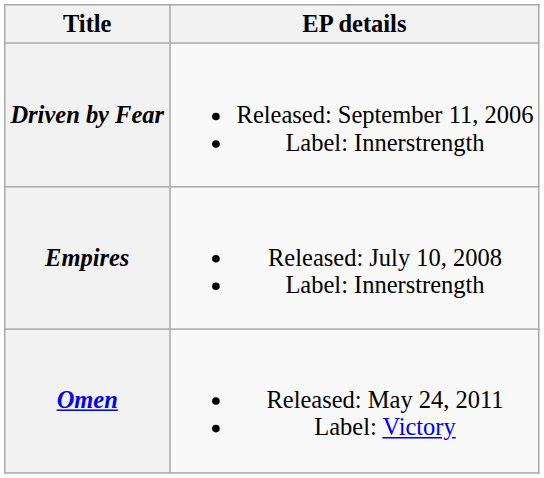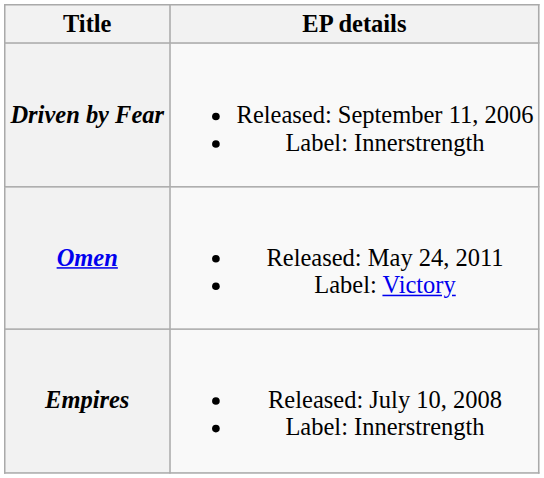rows swapped: (87, 257) <-> (87, 400)
